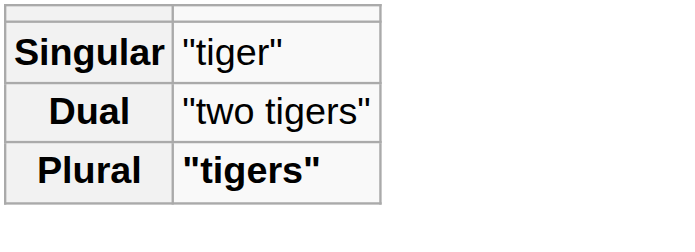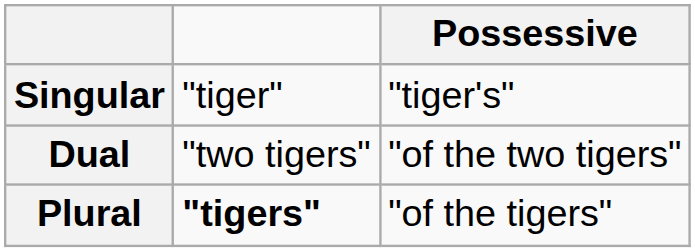+ column: (535, 34)
